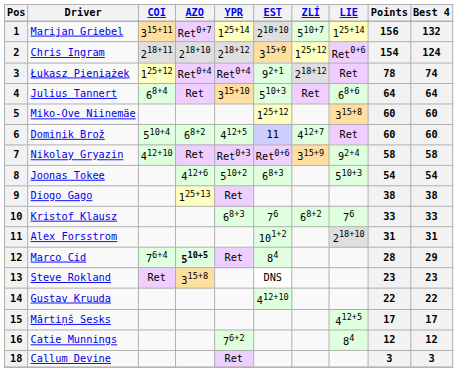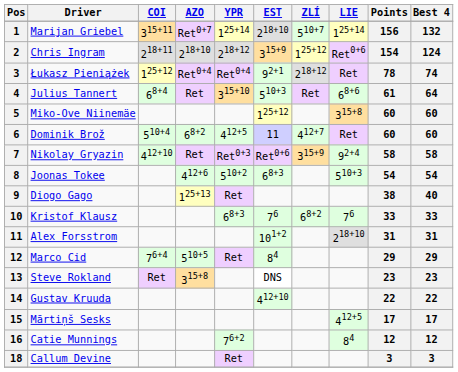(389, 93) 64 -> (389, 93) 61
(431, 196) 38 -> (431, 196) 40
(195, 258) bold -> (195, 258) normal
(389, 258) 28 -> (389, 258) 29
